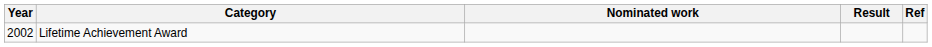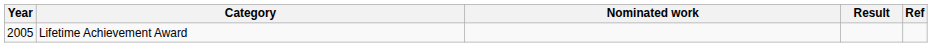(20, 32) 2002 -> (20, 32) 2005
